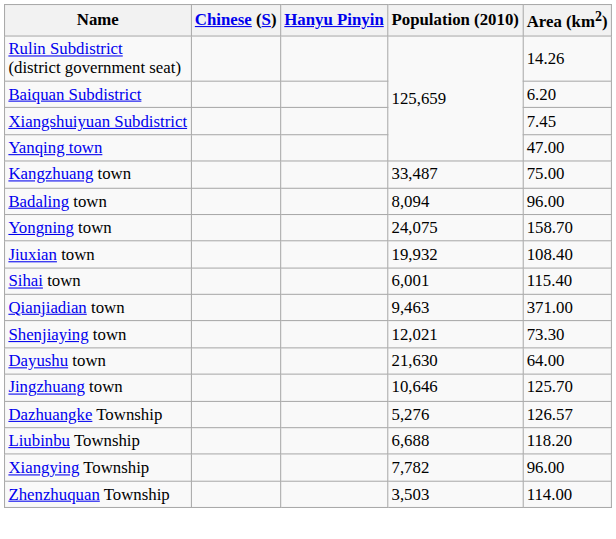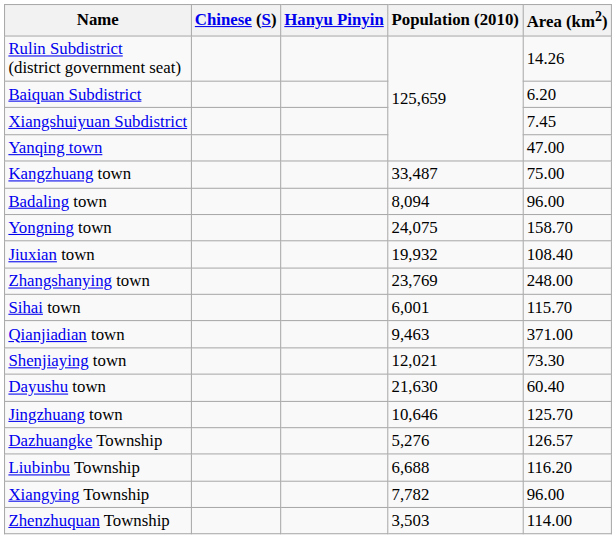+ row: (79, 281)
(549, 281) 115.40 -> (549, 307) 115.70
(546, 360) 64.00 -> (546, 387) 60.40
(549, 440) 118.20 -> (549, 467) 116.20
